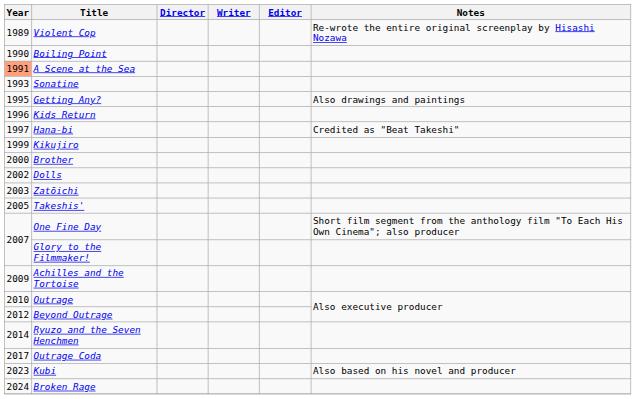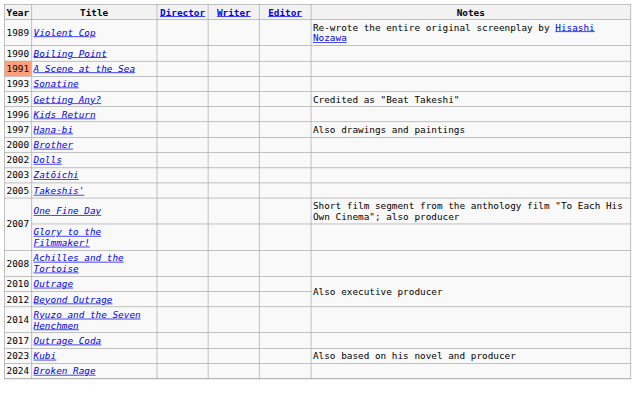(389, 99) Also drawings and paintings -> (386, 99) Credited as "Beat Takeshi"
(386, 130) Credited as "Beat Takeshi" -> (389, 130) Also drawings and paintings
- row: (56, 145)
(18, 279) 2009 -> (18, 263) 2008
